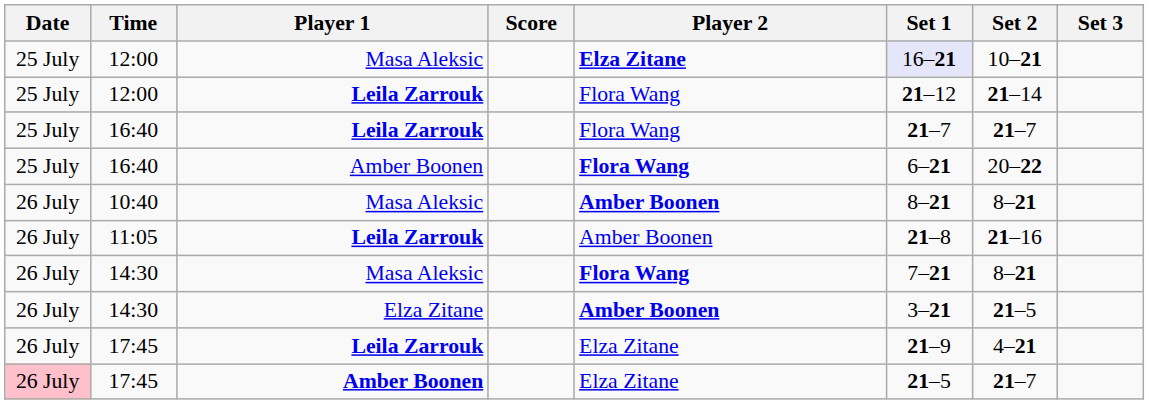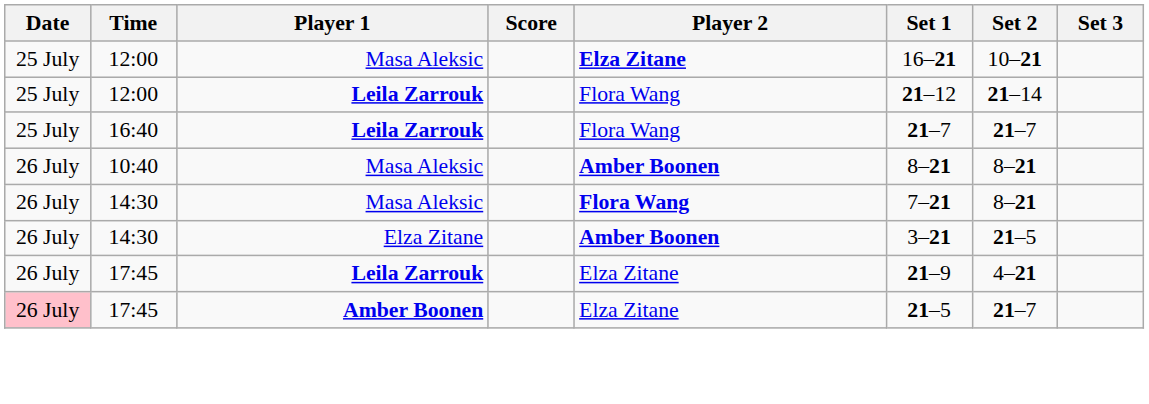(929, 58) lavender background -> (929, 58) no background
- row: (133, 166)
- row: (133, 237)
